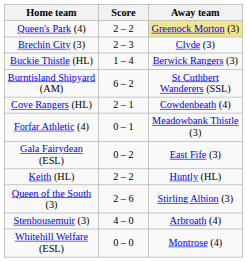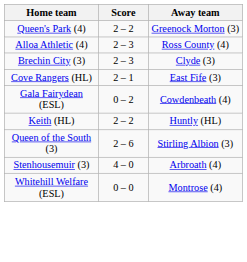(195, 28) khaki background -> (195, 28) no background
+ row: (51, 45)
- row: (51, 61)
- row: (51, 83)
(195, 105) Cowdenbeath (4) -> (195, 77) East Fife (3)
- row: (51, 127)
(195, 155) East Fife (3) -> (195, 99) Cowdenbeath (4)
